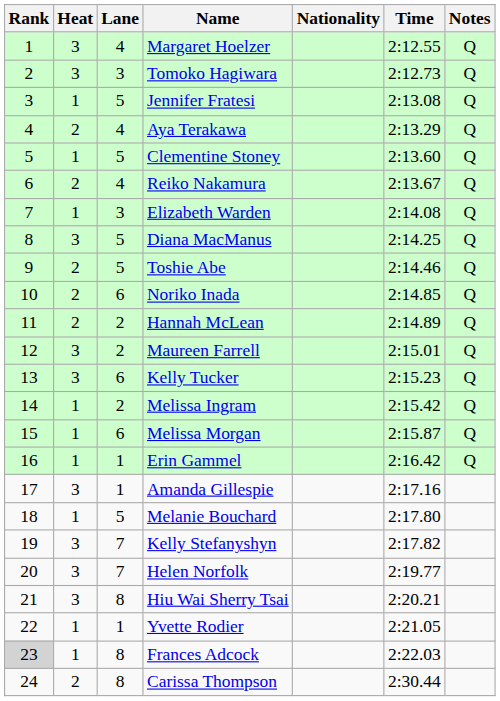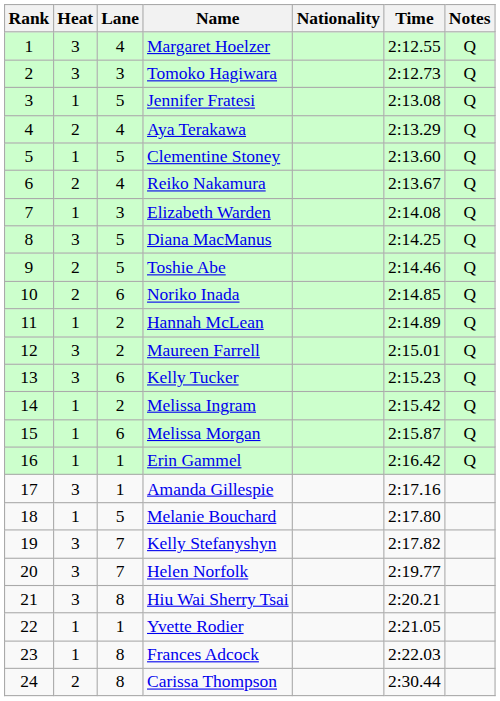(75, 322) 2 -> (75, 322) 1
(29, 654) lightgrey background -> (29, 654) no background
